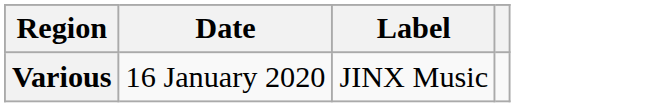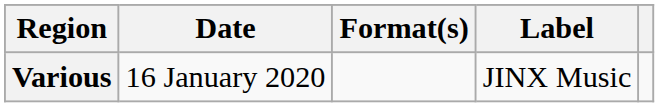+ column: (404, 28)
